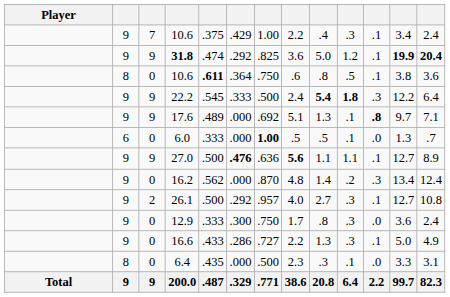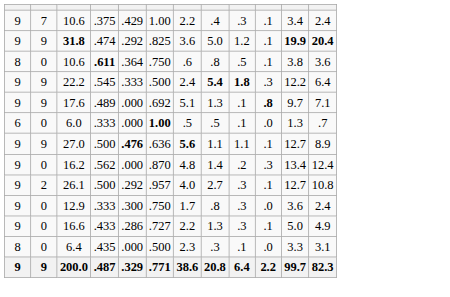- column: (59, 14)
